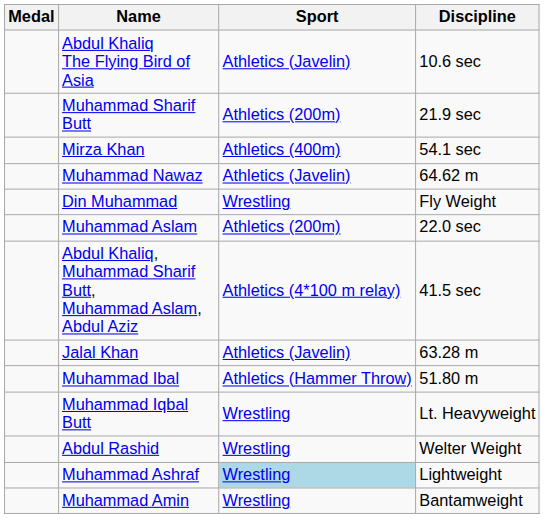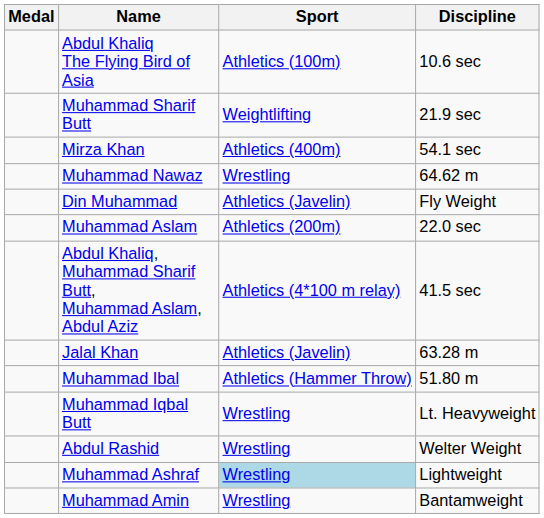(287, 61) Athletics (Javelin) -> (282, 61) Athletics (100m)
(282, 115) Athletics (200m) -> (267, 115) Weightlifting
(287, 176) Athletics (Javelin) -> (256, 176) Wrestling
(256, 201) Wrestling -> (287, 201) Athletics (Javelin)
